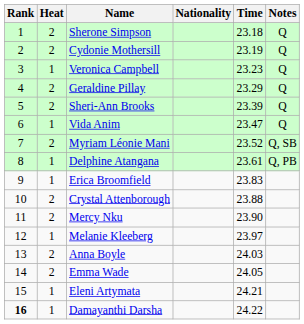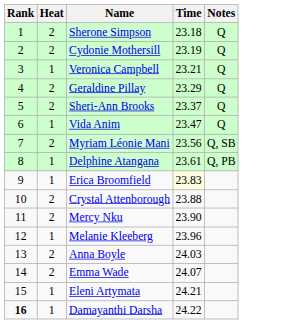- column: (203, 13)
(250, 69) 23.23 -> (189, 69) 23.21
(250, 106) 23.39 -> (189, 106) 23.37
(250, 143) 23.52 -> (189, 143) 23.56
(250, 180) no background -> (189, 180) lightyellow background
(250, 236) 23.97 -> (189, 236) 23.96
(250, 273) 24.05 -> (189, 273) 24.07
